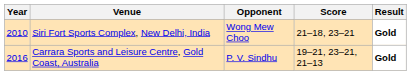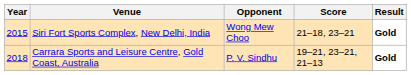(17, 33) 2010 -> (17, 33) 2015
(17, 58) 2016 -> (17, 58) 2018
